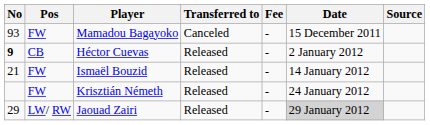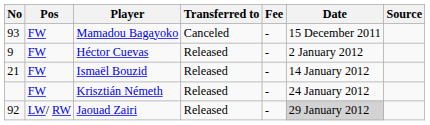(10, 52) bold -> (10, 52) normal
(36, 52) CB -> (37, 52) FW
(13, 110) 29 -> (13, 110) 92
